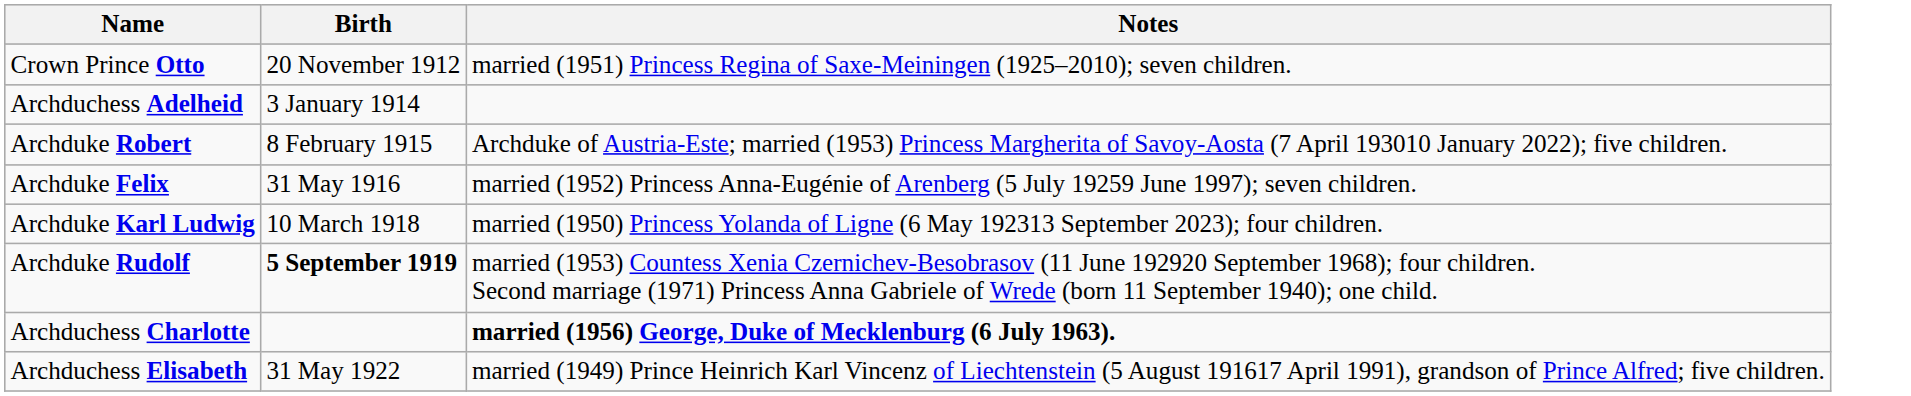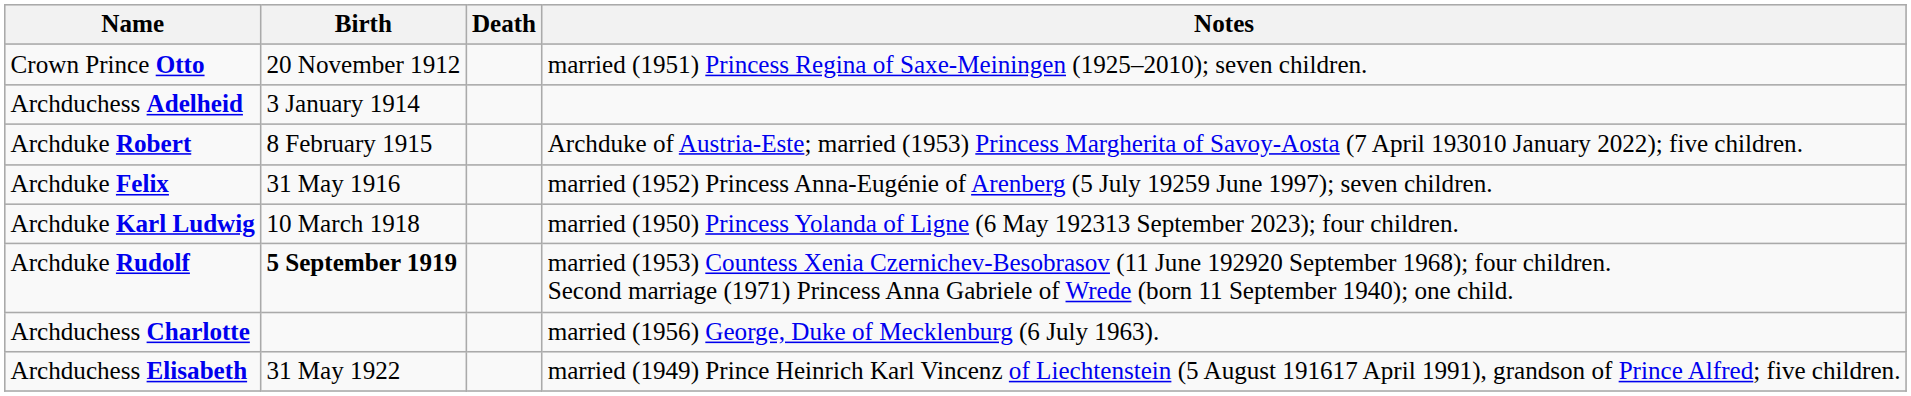+ column: (504, 24)
(794, 331) bold -> (853, 331) normal
